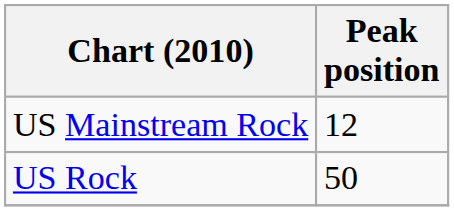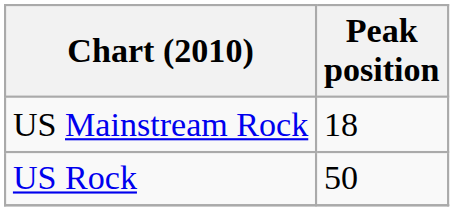(341, 123) 12 -> (341, 123) 18
